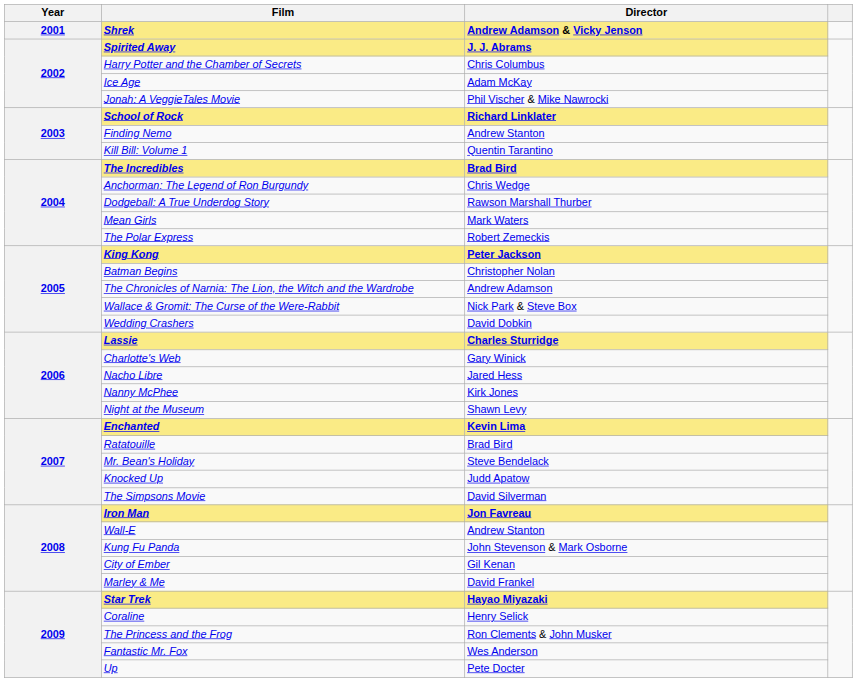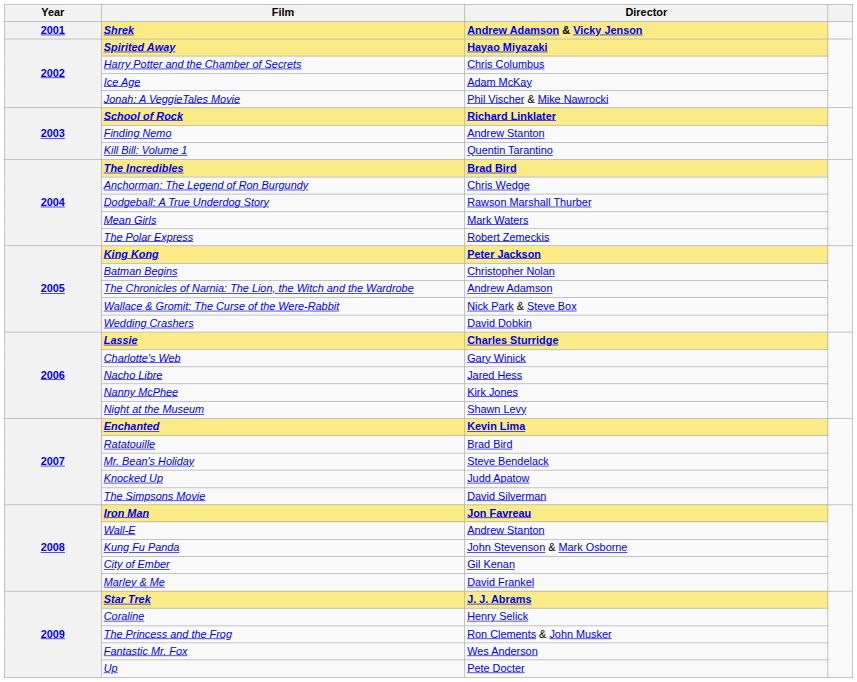(499, 47) J. J. Abrams -> (507, 47) Hayao Miyazaki
(507, 599) Hayao Miyazaki -> (499, 599) J. J. Abrams
